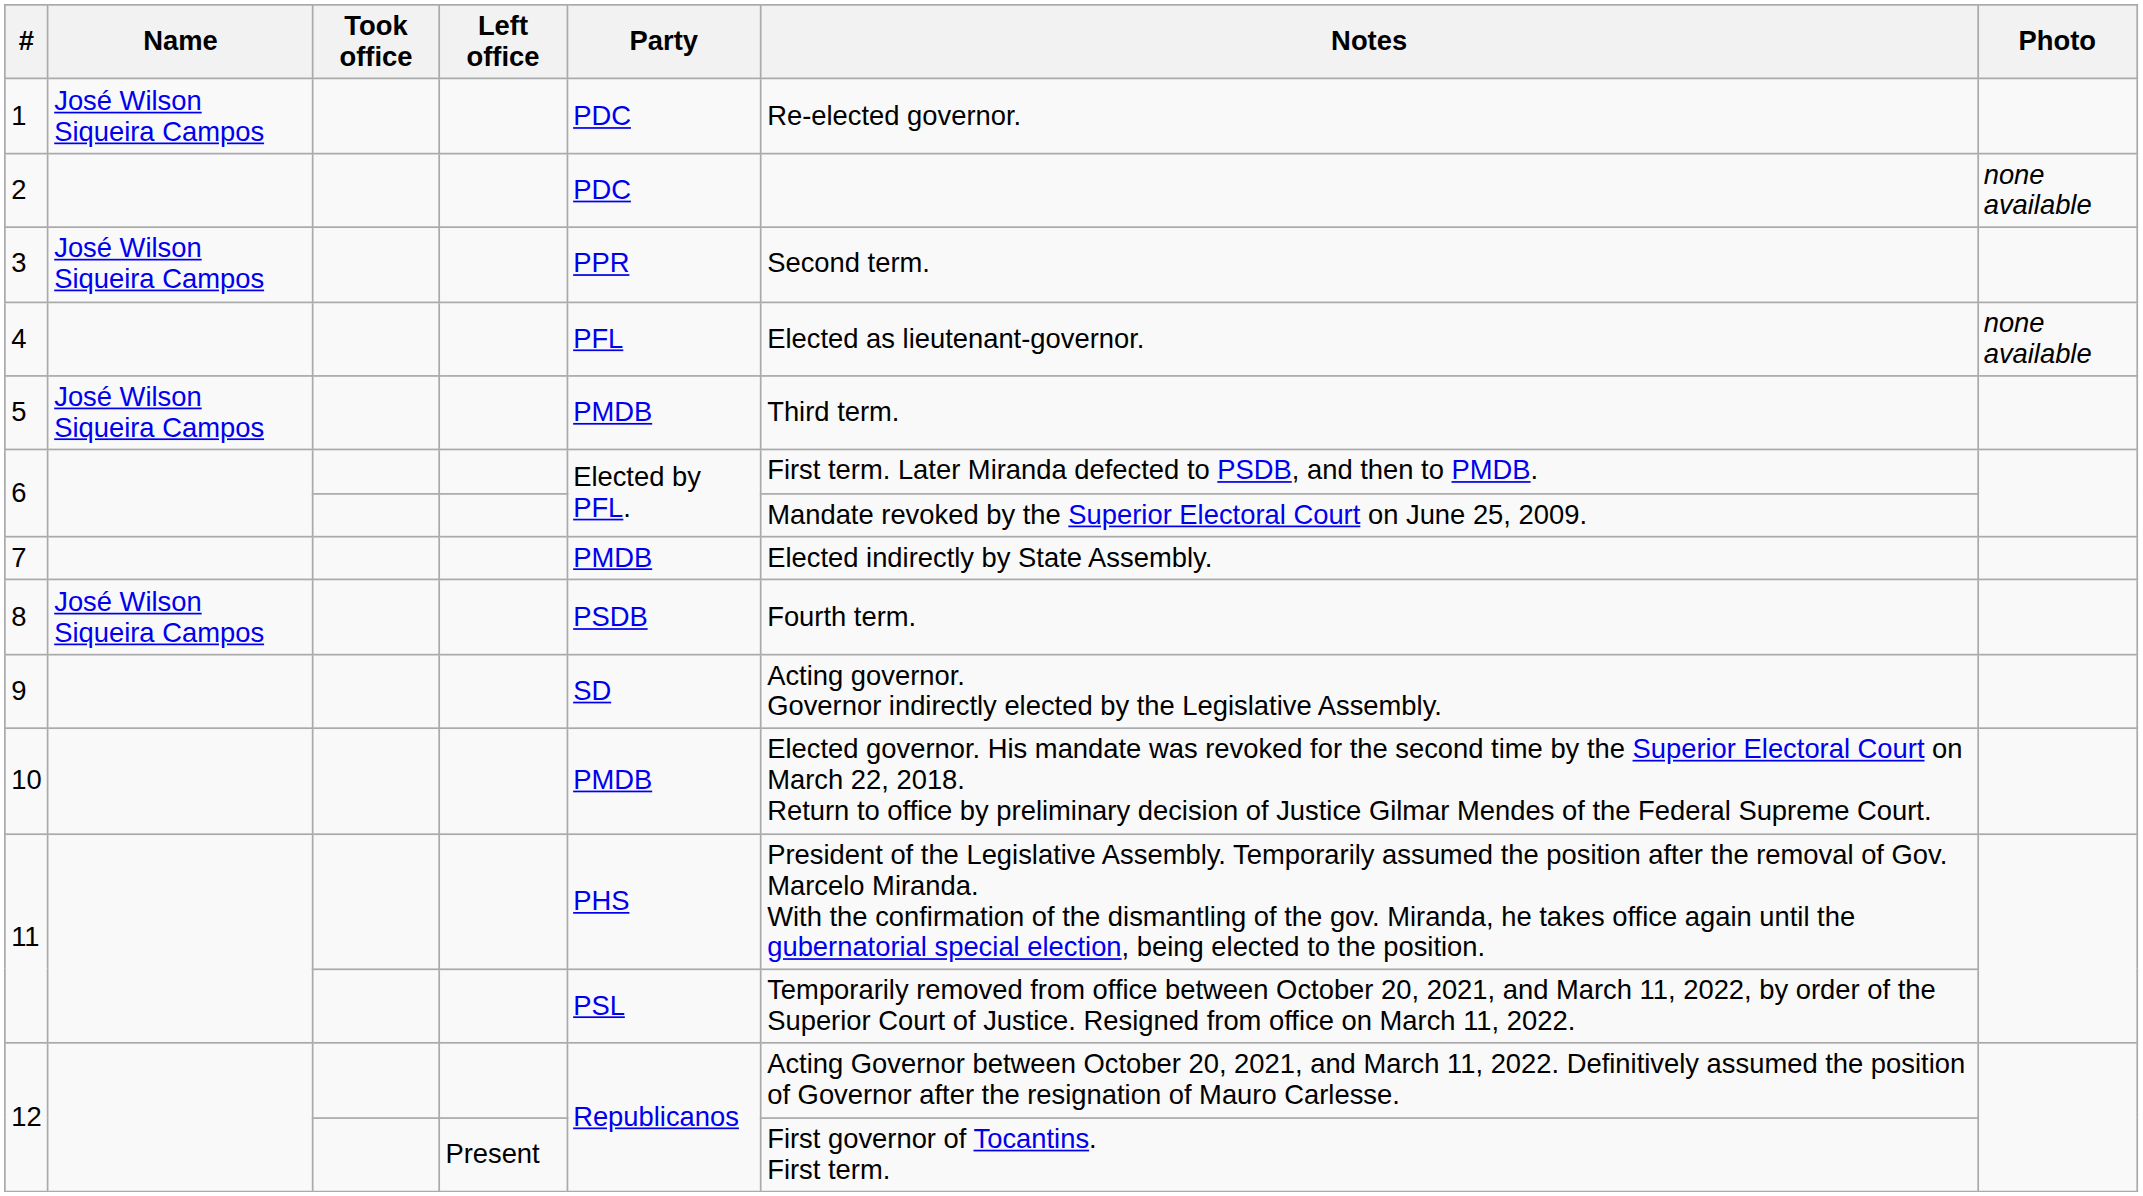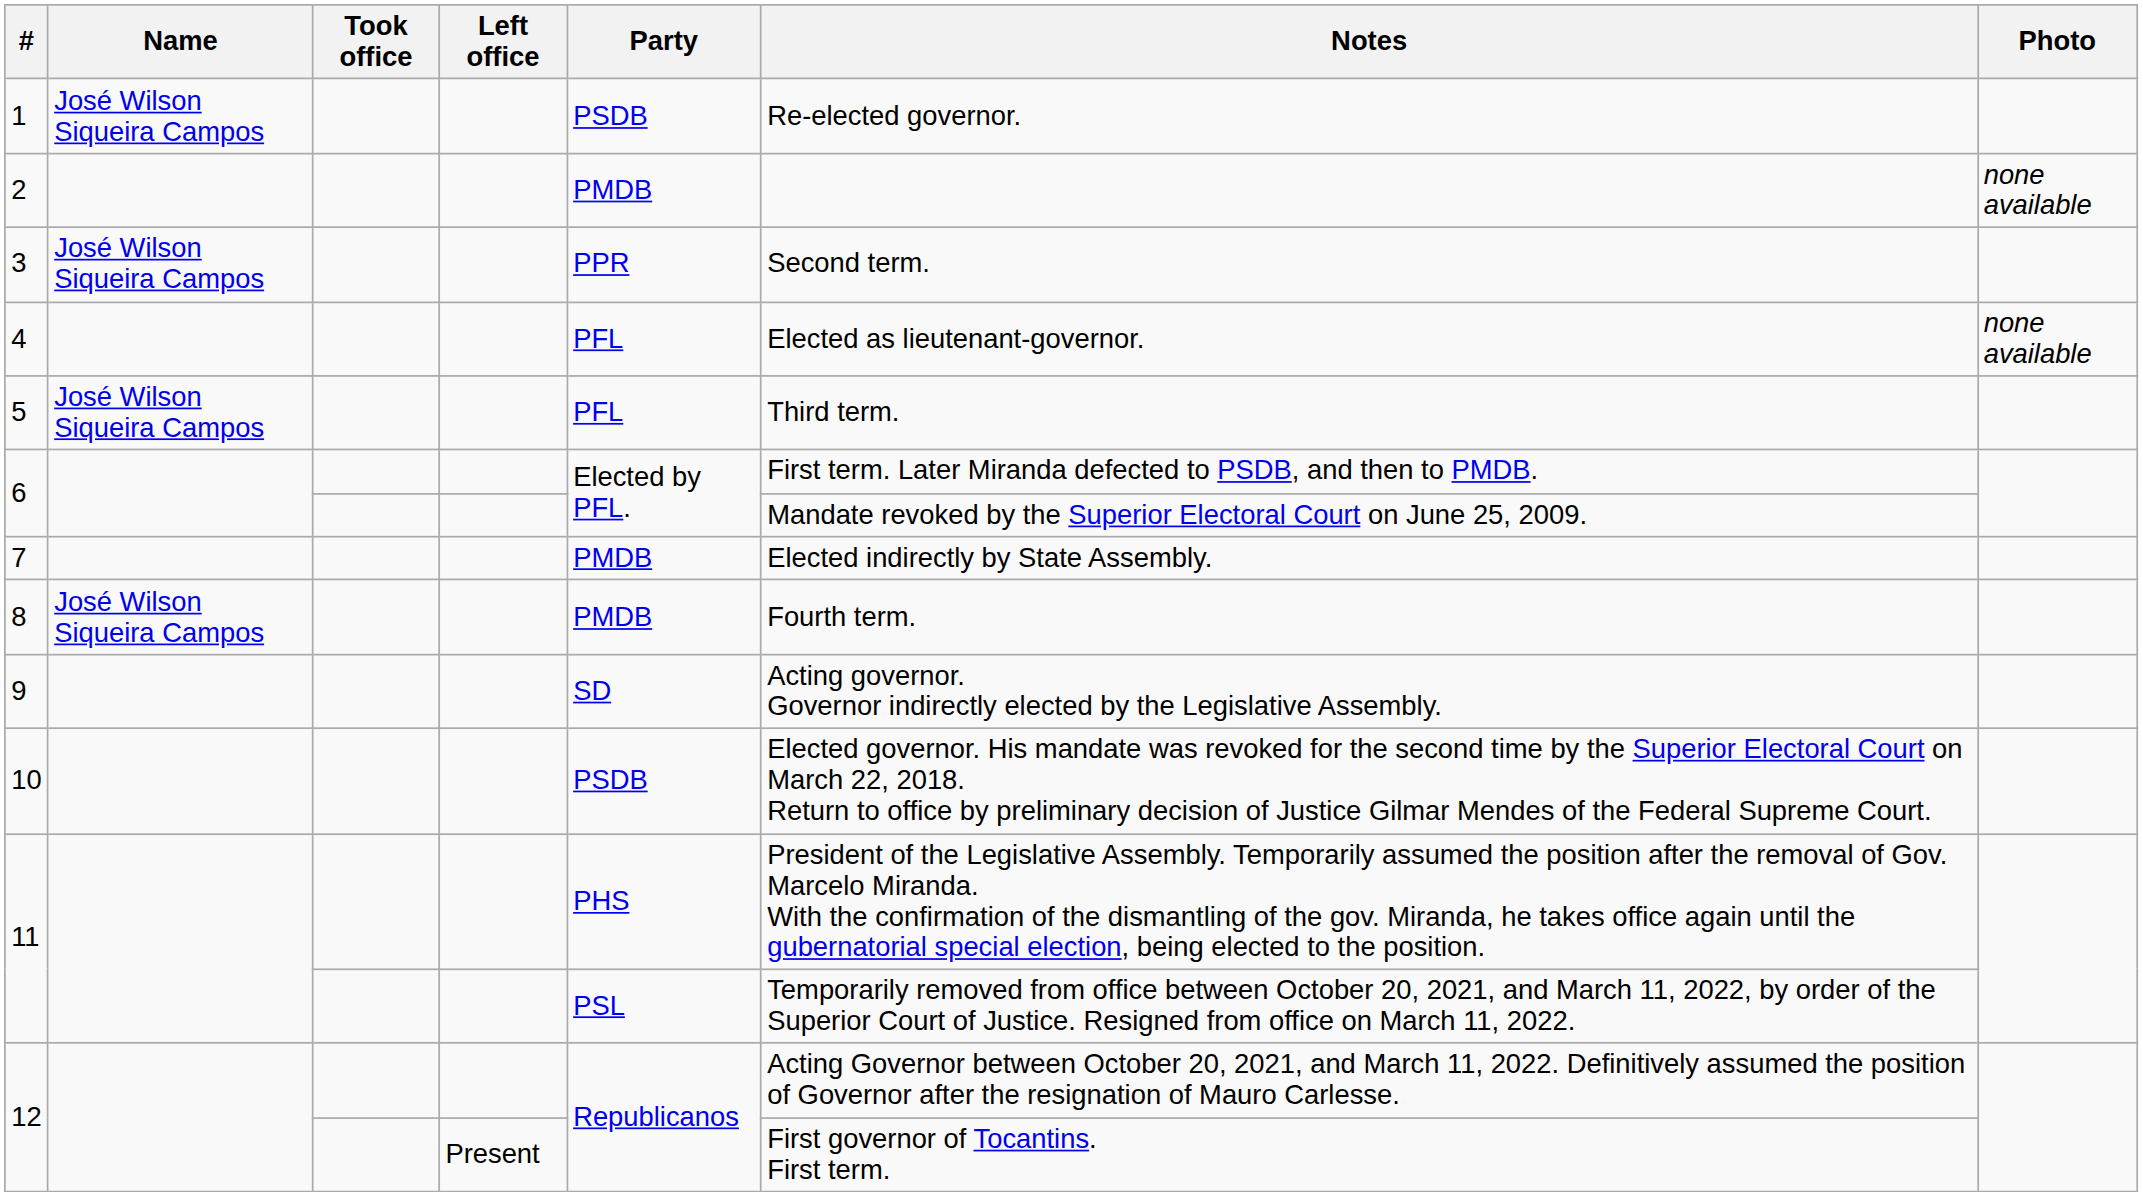(602, 115) PDC -> (610, 115) PSDB
(602, 189) PDC -> (613, 189) PMDB
(613, 412) PMDB -> (598, 412) PFL
(610, 616) PSDB -> (613, 616) PMDB
(613, 780) PMDB -> (610, 780) PSDB
